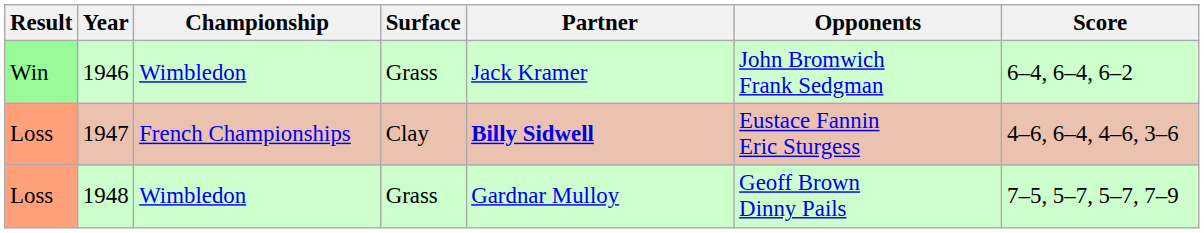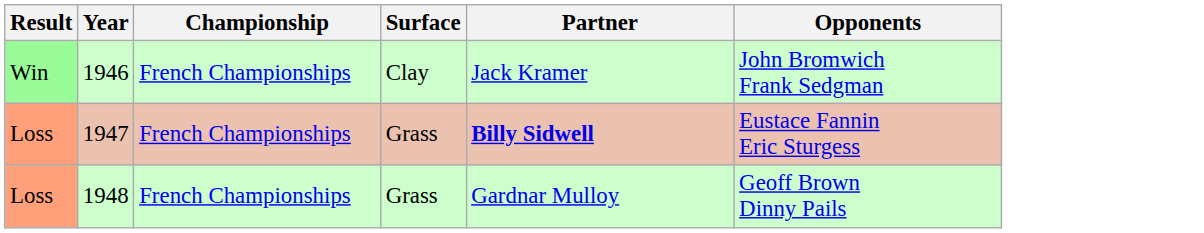- column: (1100, 22)
(193, 71) Wimbledon -> (245, 71) French Championships
(412, 71) Grass -> (407, 71) Clay
(407, 133) Clay -> (412, 133) Grass
(193, 195) Wimbledon -> (245, 195) French Championships
